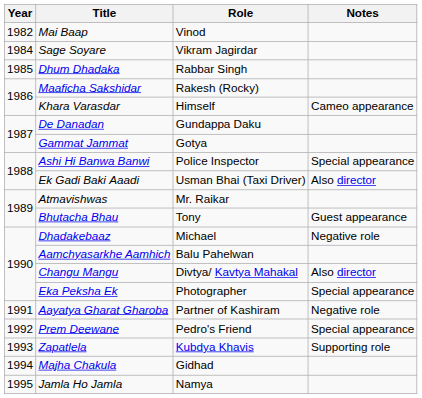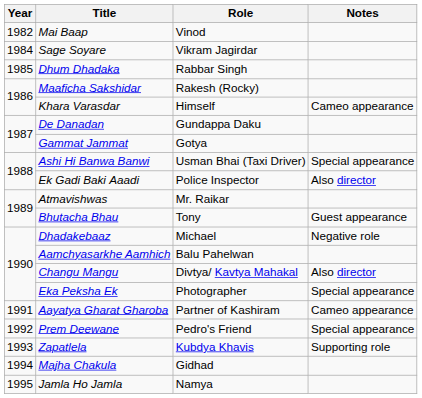(217, 161) Police Inspector -> (241, 161) Usman Bhai (Taxi Driver)
(241, 180) Usman Bhai (Taxi Driver) -> (217, 180) Police Inspector
(345, 310) Negative role -> (362, 310) Cameo appearance
